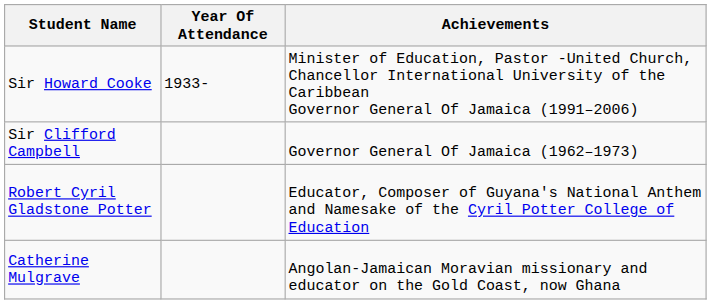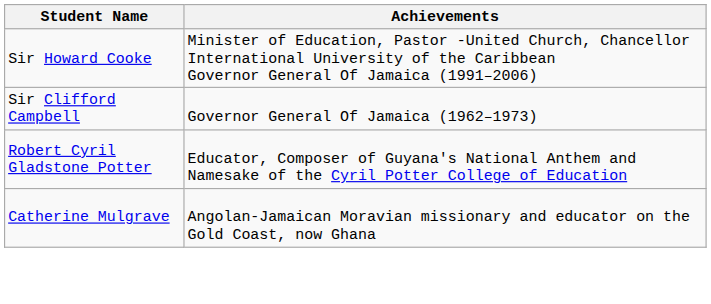- column: (223, 25)
